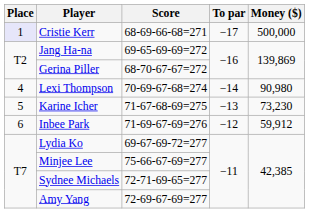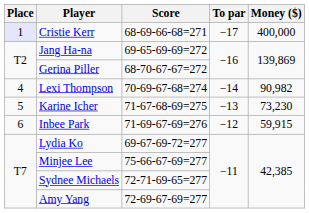(276, 32) 500,000 -> (276, 32) 400,000
(276, 87) 90,980 -> (276, 87) 90,982
(276, 124) 59,912 -> (276, 124) 59,915
